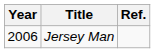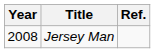(23, 36) 2006 -> (23, 36) 2008
